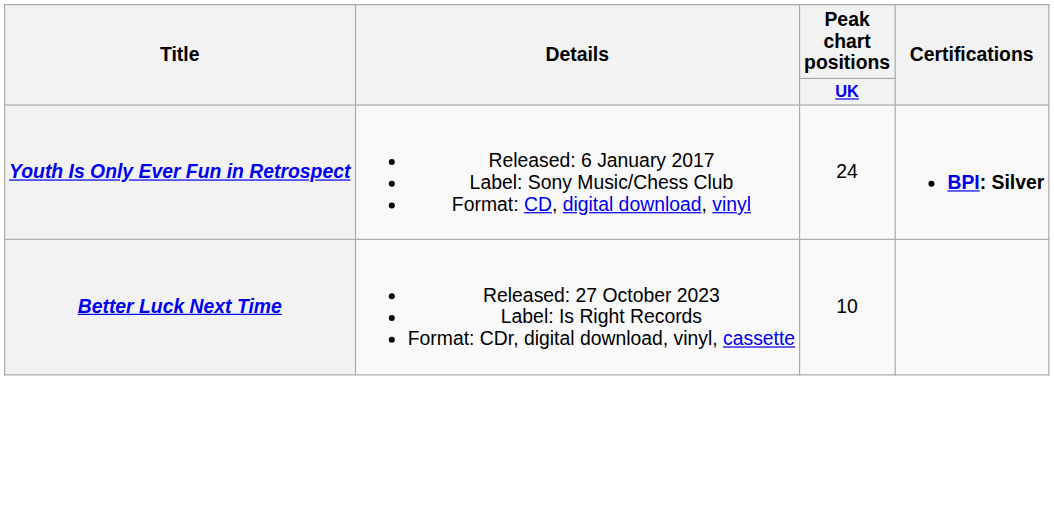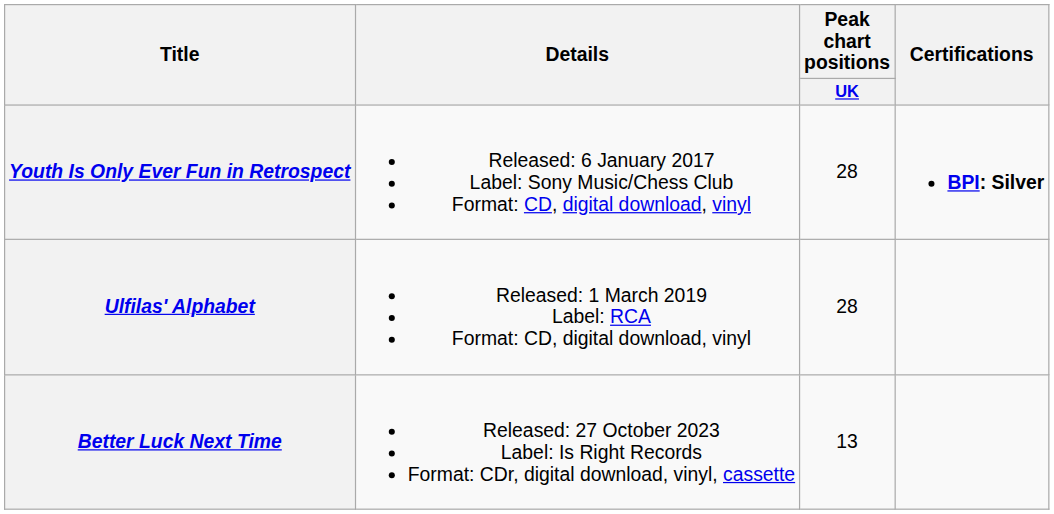(847, 172) 24 -> (847, 172) 28
+ row: (180, 306)
(847, 306) 10 -> (847, 441) 13
